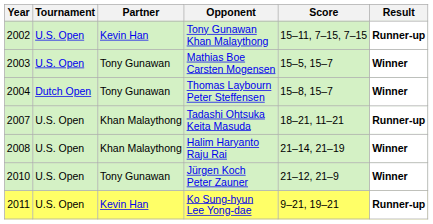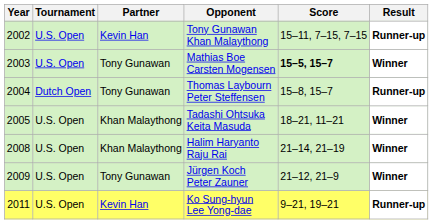(307, 64) normal -> (307, 64) bold
(390, 92) Winner -> (399, 92) Runner-up
(19, 120) 2007 -> (19, 120) 2005
(399, 120) Runner-up -> (390, 120) Winner
(19, 177) 2010 -> (19, 177) 2009
